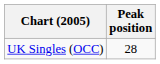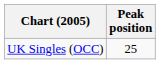(131, 48) 28 -> (131, 48) 25
